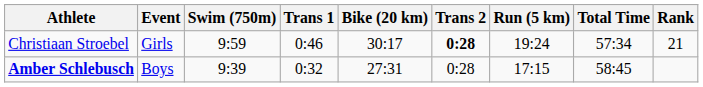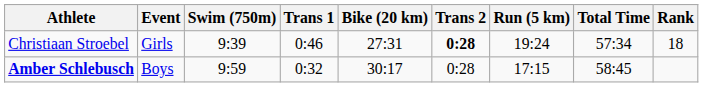(232, 43) 9:59 -> (232, 43) 9:39
(385, 43) 30:17 -> (385, 43) 27:31
(676, 43) 21 -> (676, 43) 18
(232, 69) 9:39 -> (232, 69) 9:59
(385, 69) 27:31 -> (385, 69) 30:17
